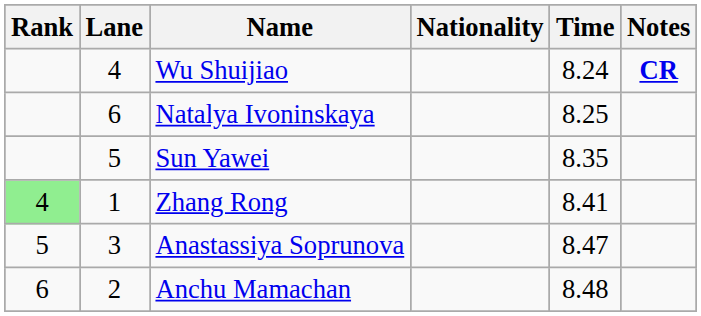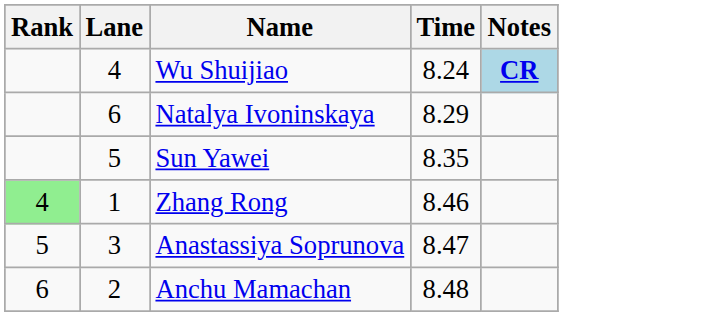- column: (480, 26)
(659, 70) no background -> (519, 70) lightblue background
(585, 114) 8.25 -> (446, 114) 8.29
(585, 202) 8.41 -> (446, 202) 8.46
